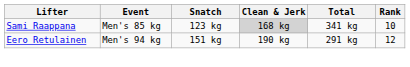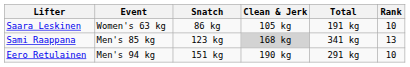+ row: (44, 26)
(390, 26) 10 -> (391, 40) 13
(390, 40) 12 -> (391, 55) 10
